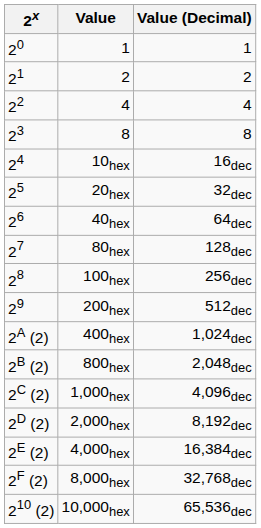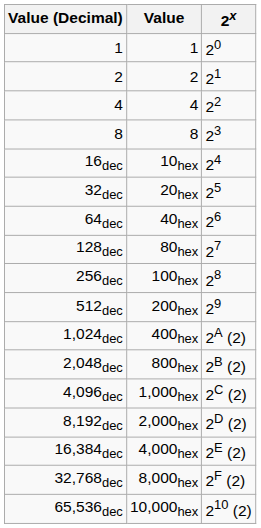columns swapped: (31, 18) <-> (194, 18)
